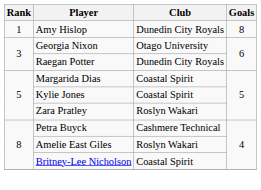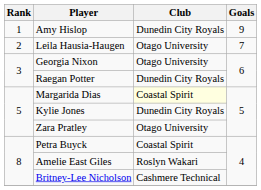(242, 29) 8 -> (242, 29) 9
+ row: (80, 45)
(165, 78) no background -> (165, 95) lightyellow background
(165, 95) Coastal Spirit -> (180, 111) Dunedin City Royals
(167, 111) Roslyn Wakari -> (172, 128) Otago University
(178, 128) Cashmere Technical -> (165, 144) Coastal Spirit
(165, 161) Coastal Spirit -> (178, 177) Cashmere Technical
